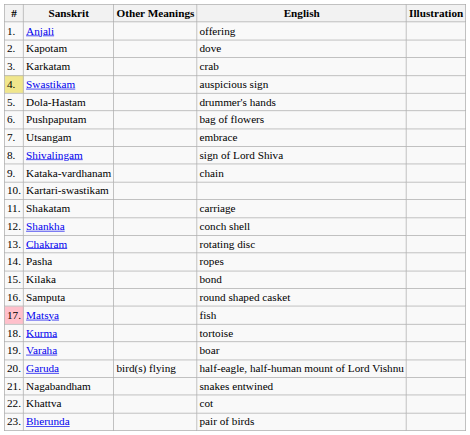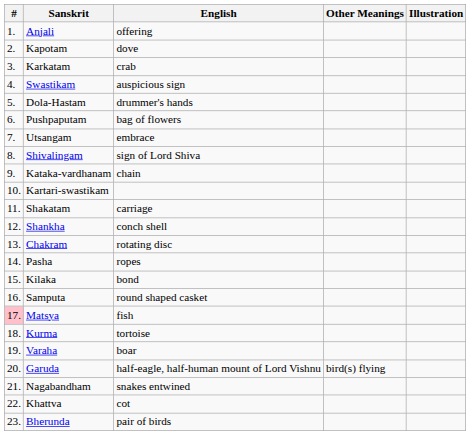columns swapped: (302, 13) <-> (155, 13)
(11, 84) khaki background -> (11, 84) no background
